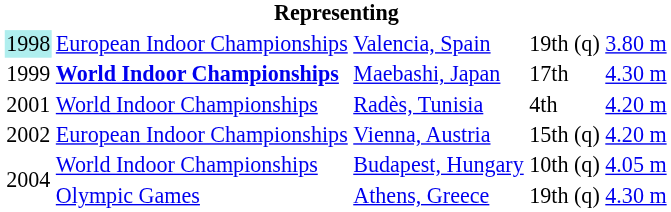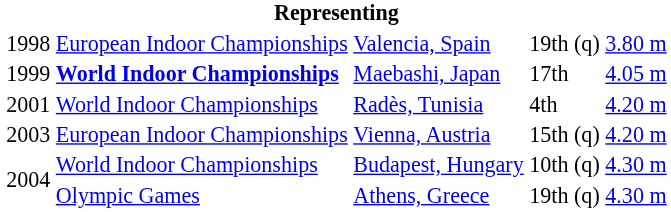(28, 43) paleturquoise background -> (28, 43) no background
(636, 74) 4.30 m -> (636, 74) 4.05 m
(28, 134) 2002 -> (28, 134) 2003
(636, 165) 4.05 m -> (636, 165) 4.30 m
